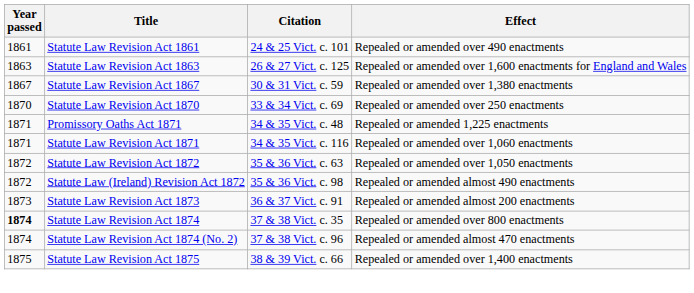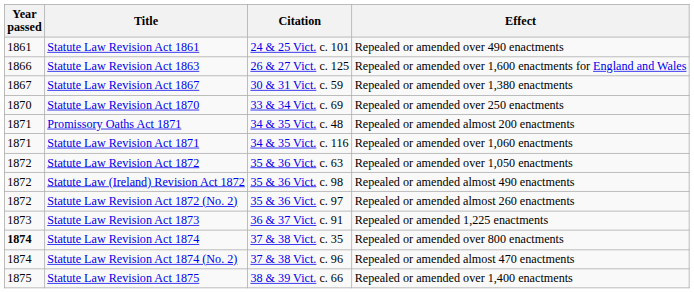(19, 66) 1863 -> (19, 66) 1866
(451, 124) Repealed or amended 1,225 enactments -> (465, 124) Repealed or amended almost 200 enactments
+ row: (142, 201)
(465, 201) Repealed or amended almost 200 enactments -> (451, 220) Repealed or amended 1,225 enactments
